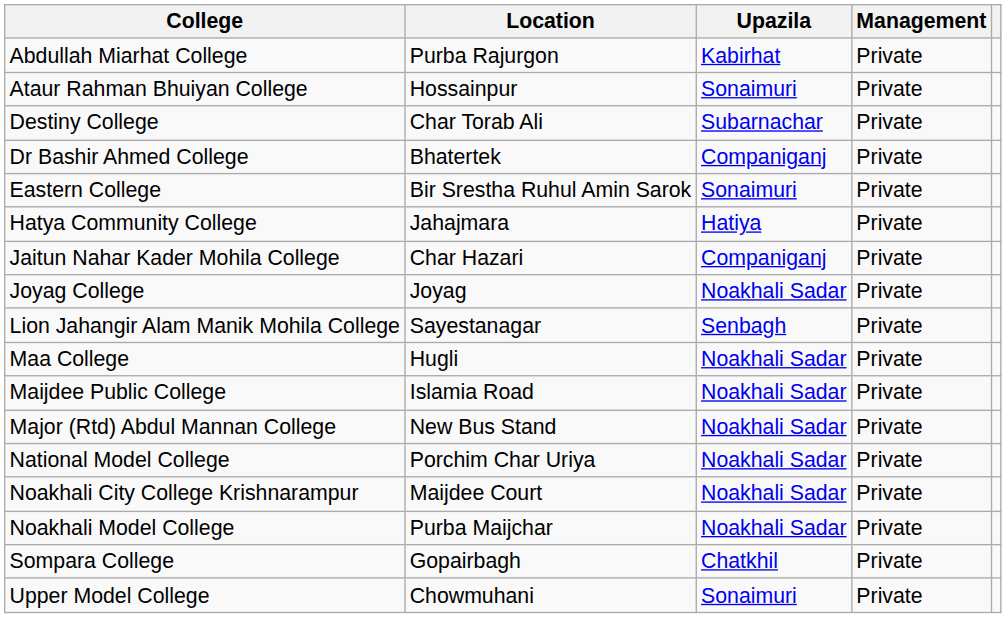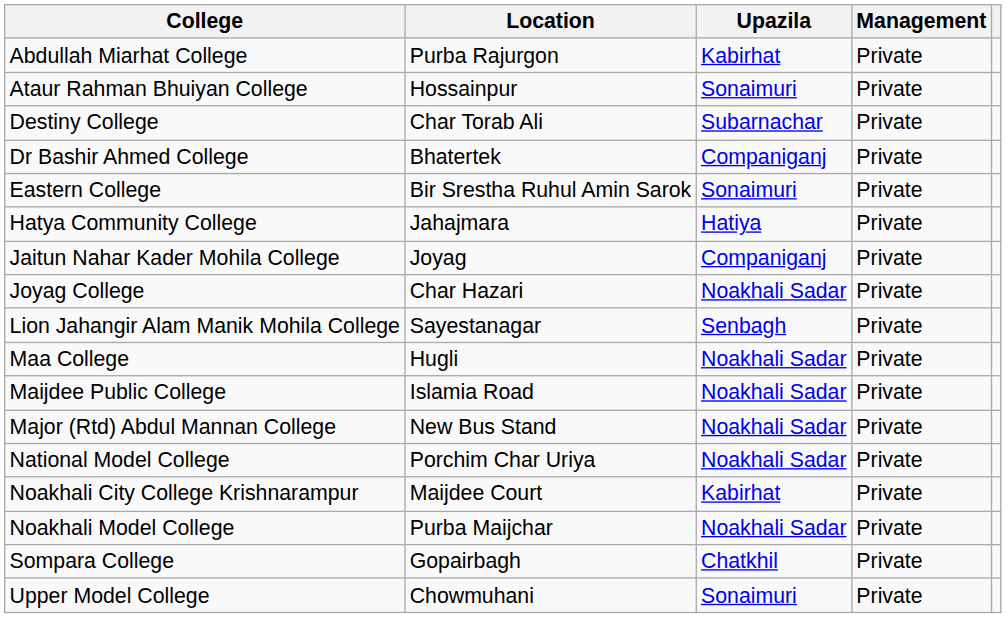(466, 257) Char Hazari -> (438, 257) Joyag
(438, 291) Joyag -> (466, 291) Char Hazari
(774, 493) Noakhali Sadar -> (741, 493) Kabirhat
